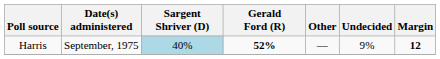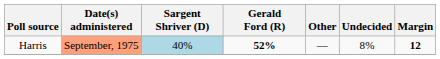(101, 45) no background -> (101, 45) lightsalmon background
(367, 45) 9% -> (367, 45) 8%
